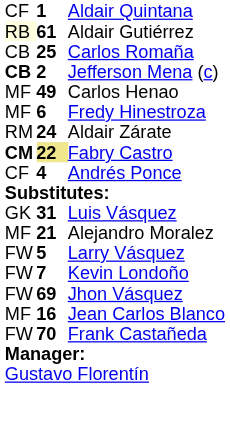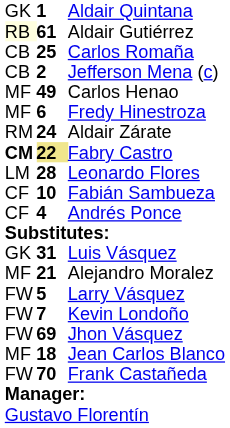(17, 11) CF -> (18, 11) GK
(18, 72) bold -> (17, 72) normal
+ row: (134, 172)
+ row: (141, 193)
(46, 313) 16 -> (46, 354) 18
